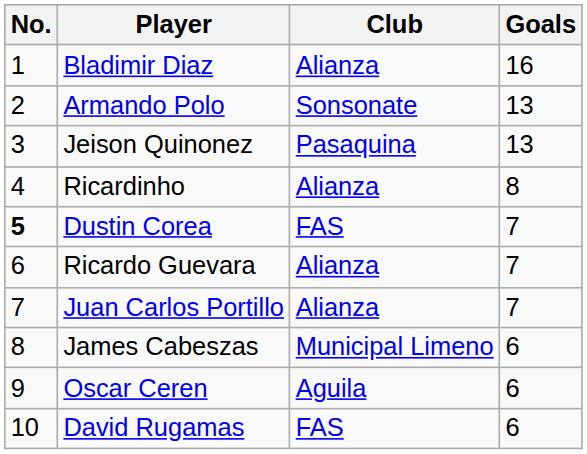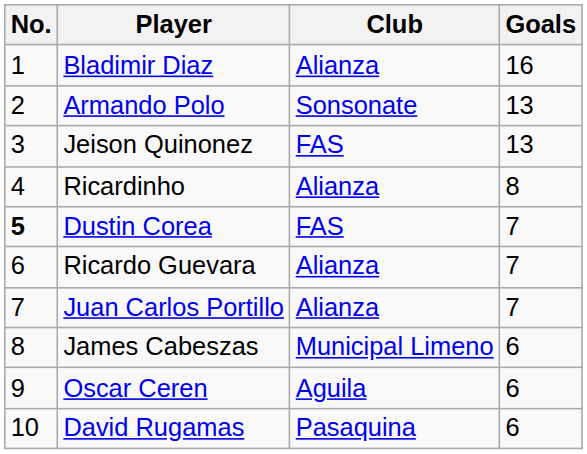(356, 145) Pasaquina -> (320, 145) FAS
(320, 428) FAS -> (356, 428) Pasaquina
